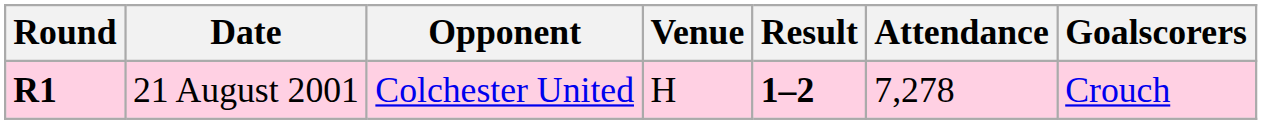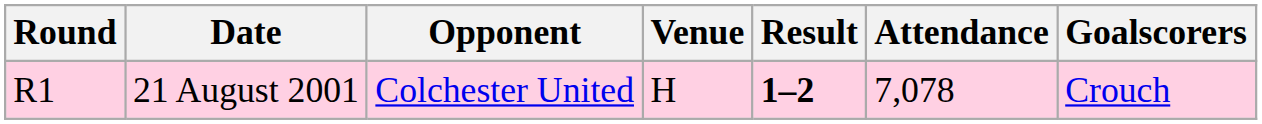(35, 89) bold -> (34, 89) normal
(914, 89) 7,278 -> (914, 89) 7,078
